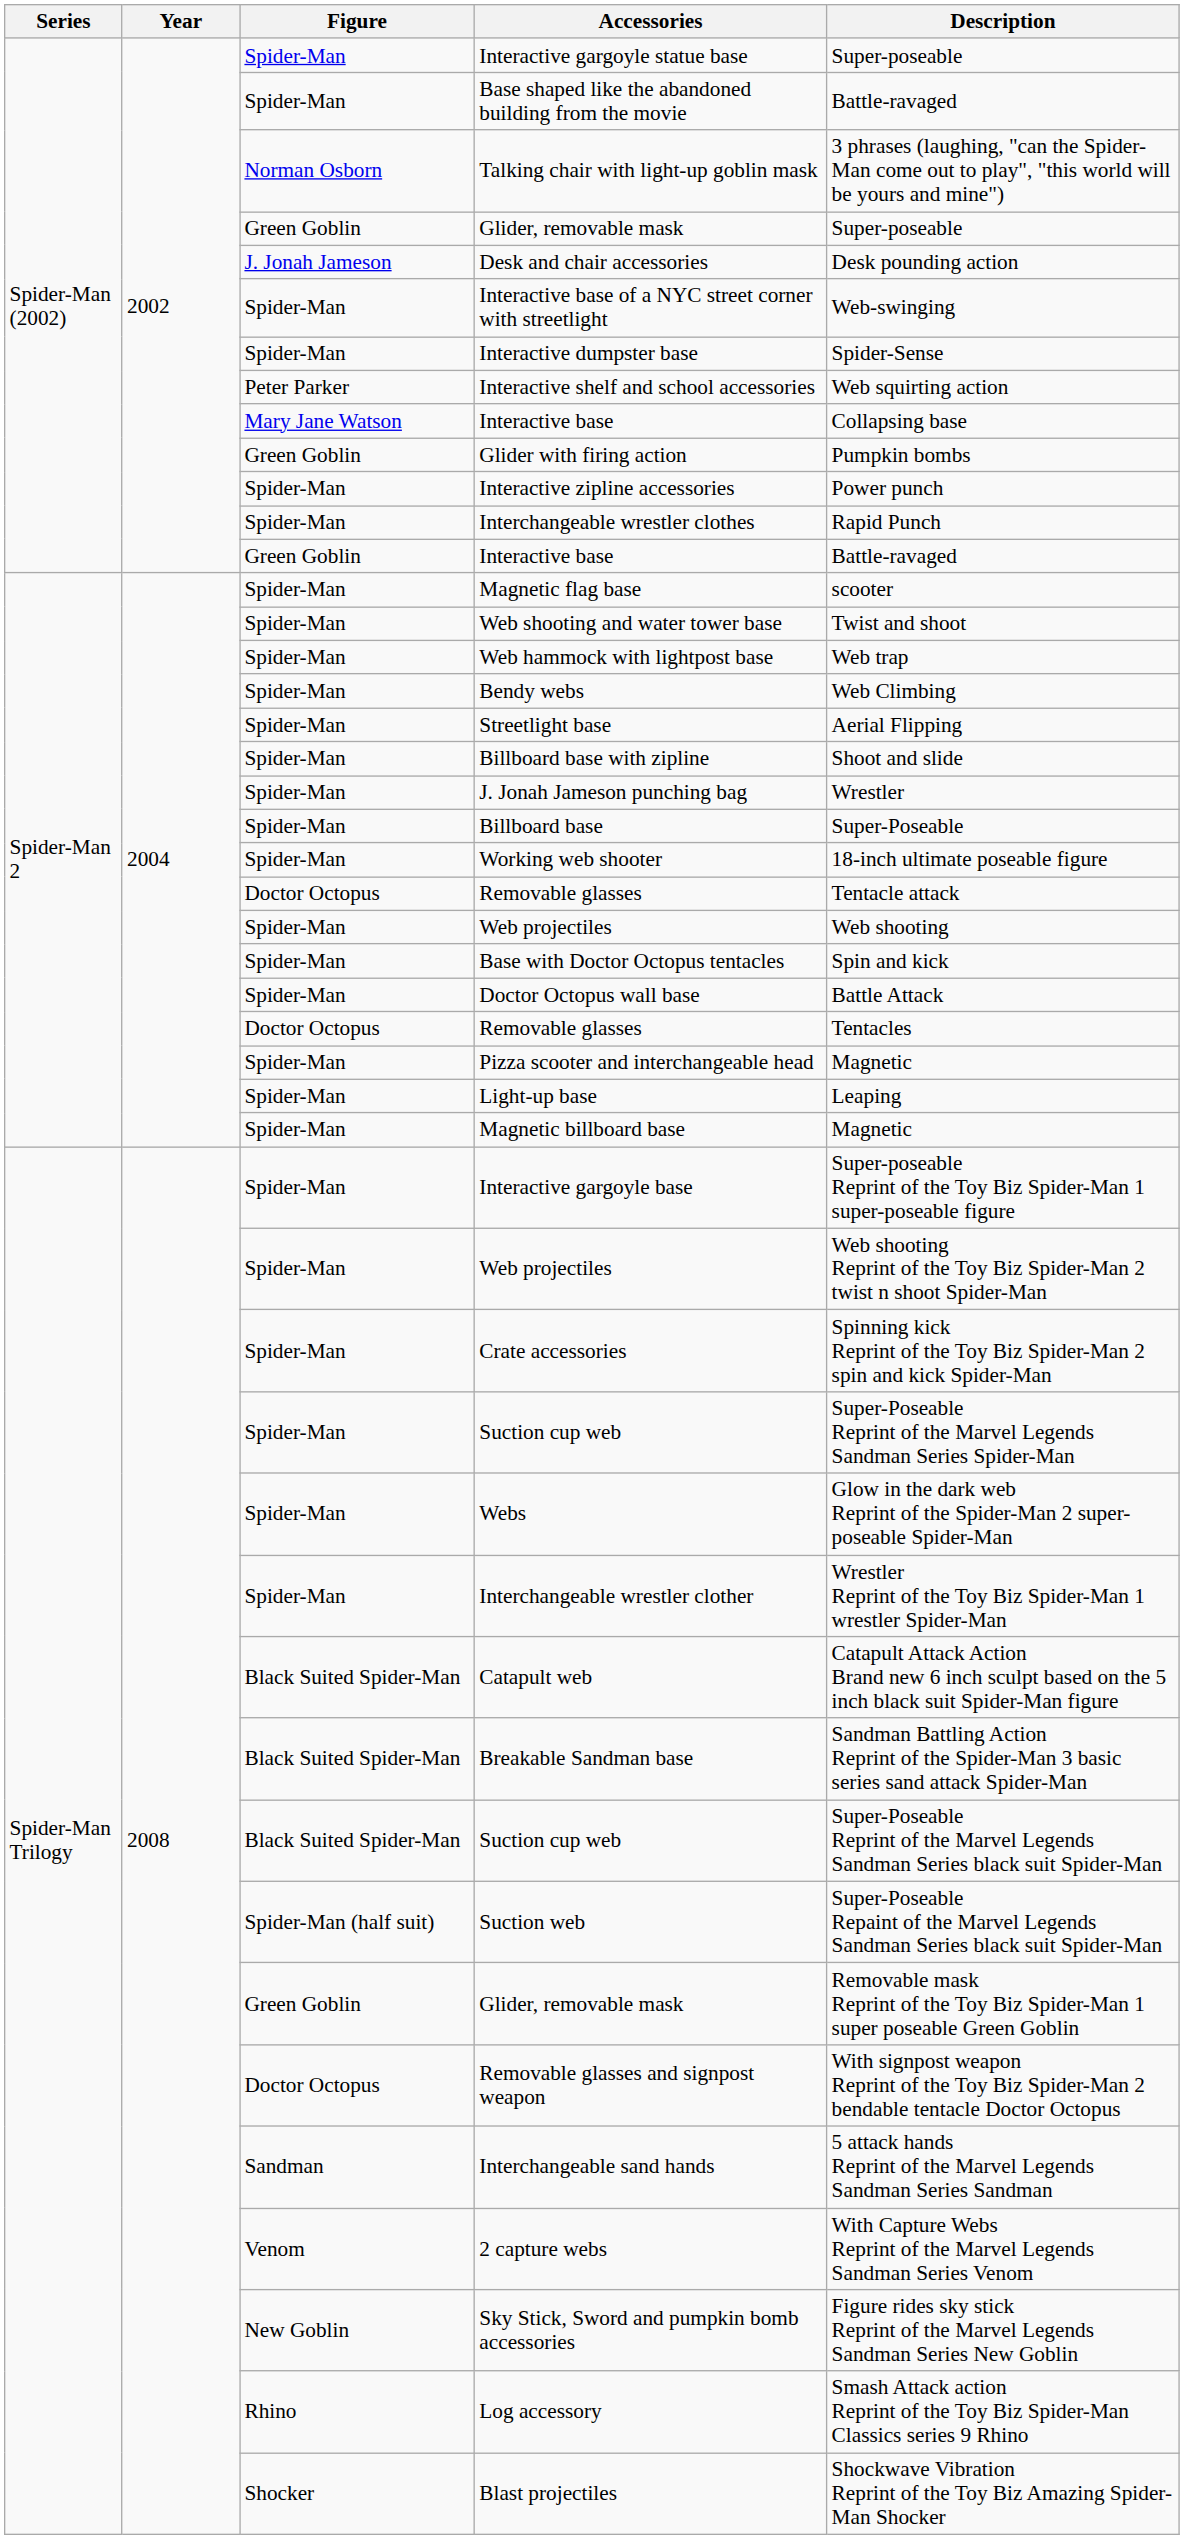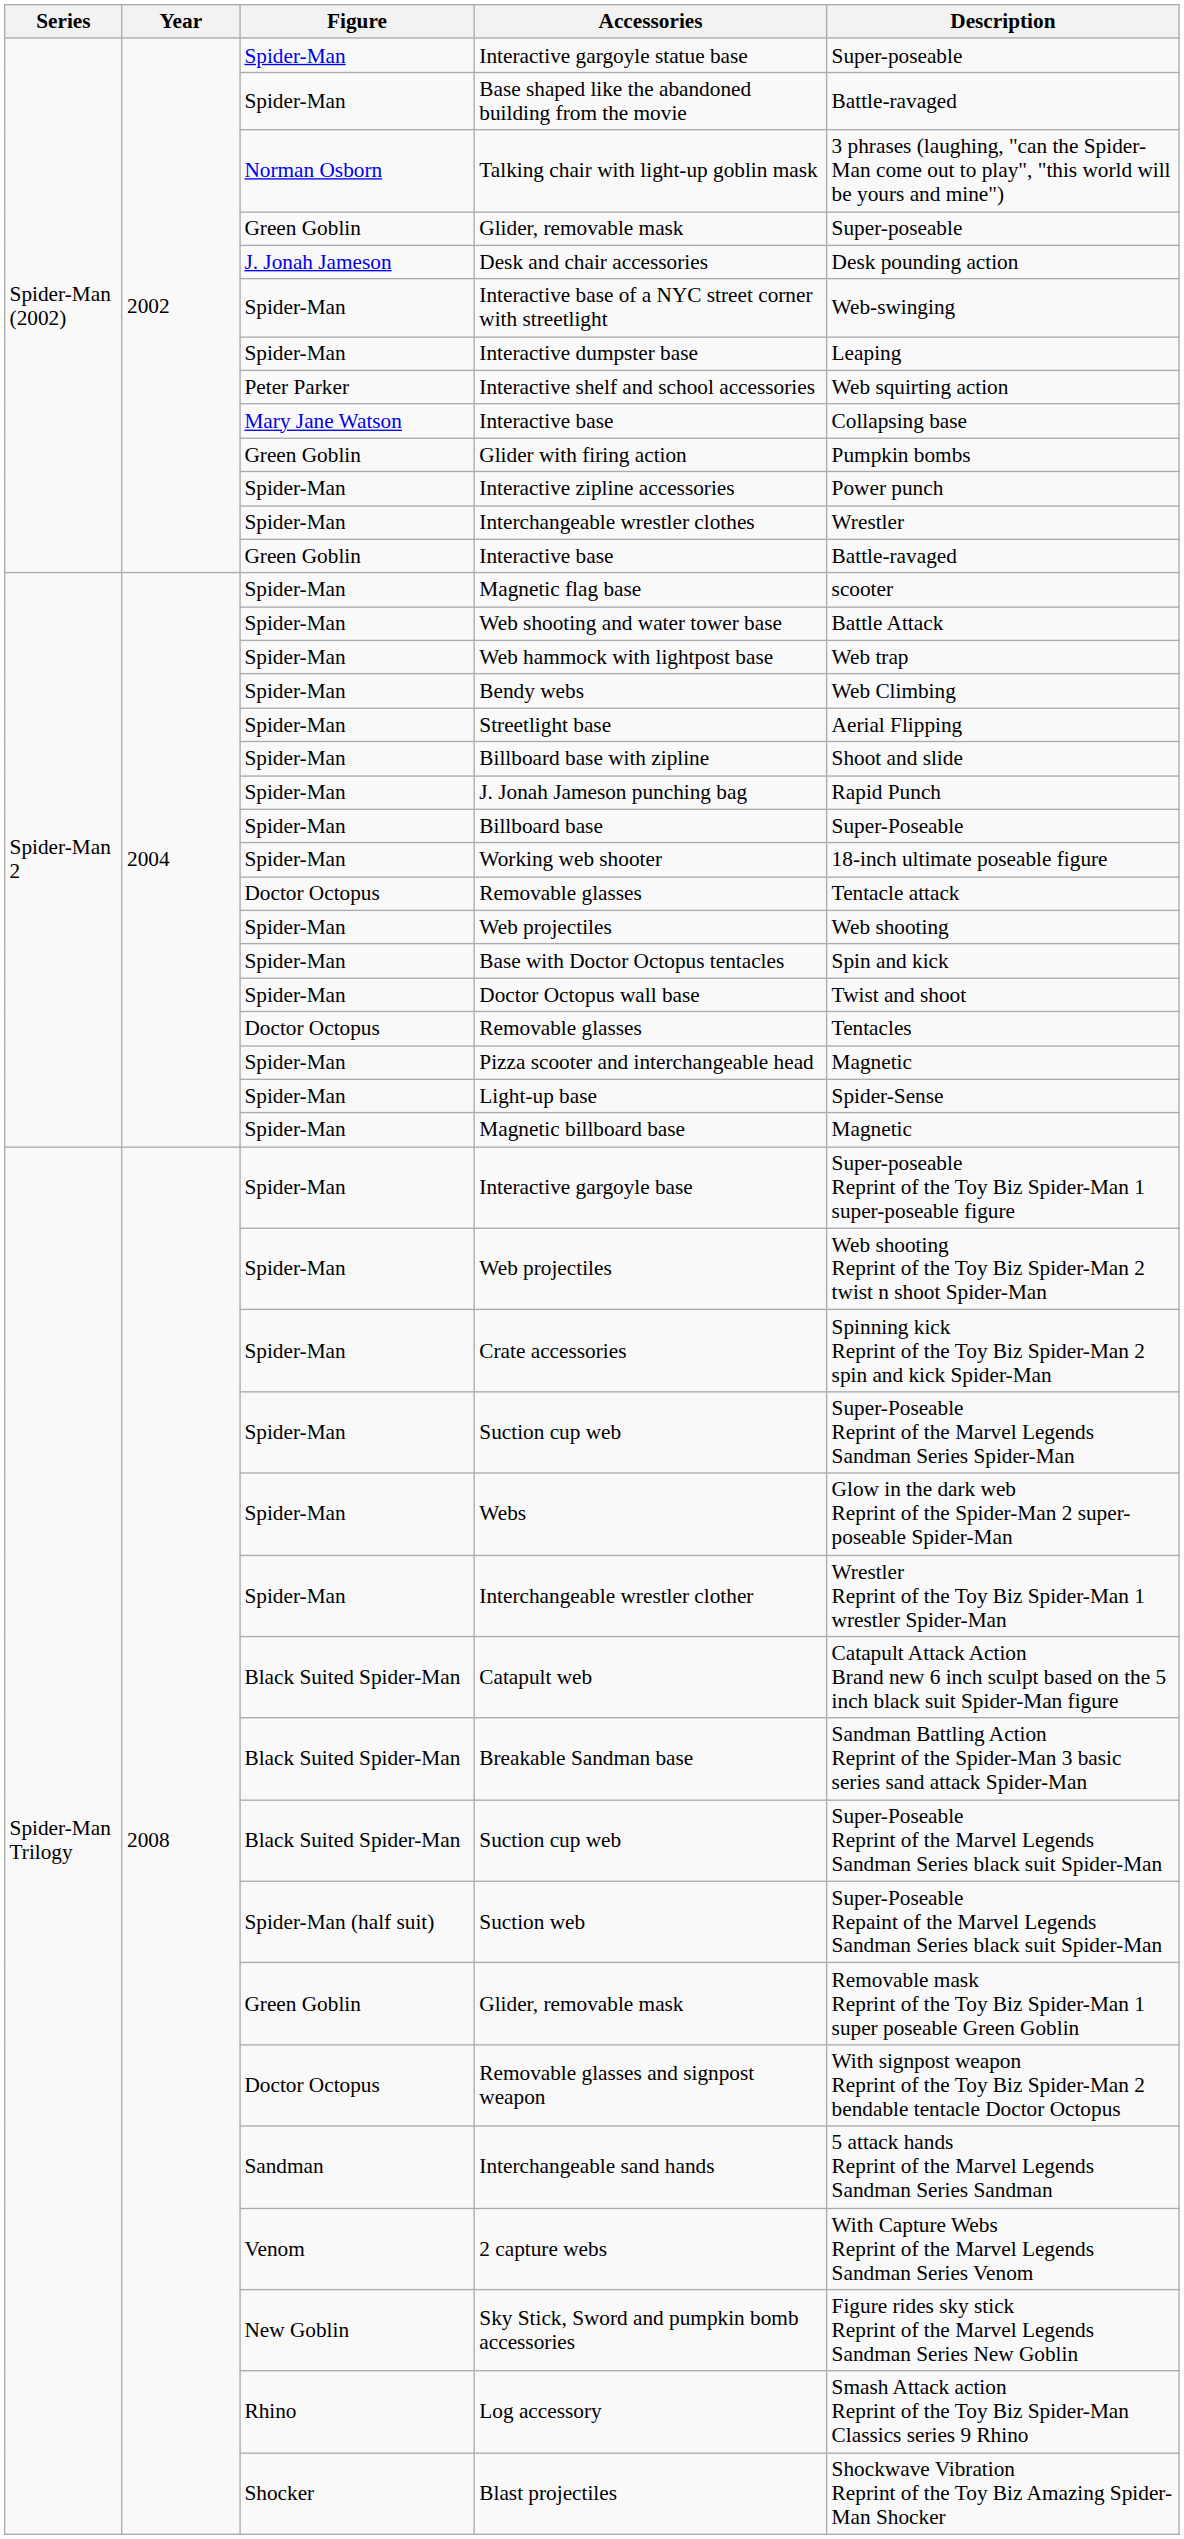(888, 353) Spider-Sense -> (866, 353) Leaping
(886, 522) Rapid Punch -> (868, 522) Wrestler
(899, 623) Twist and shoot -> (887, 623) Battle Attack
(868, 792) Wrestler -> (886, 792) Rapid Punch
(887, 994) Battle Attack -> (899, 994) Twist and shoot
(866, 1095) Leaping -> (888, 1095) Spider-Sense
